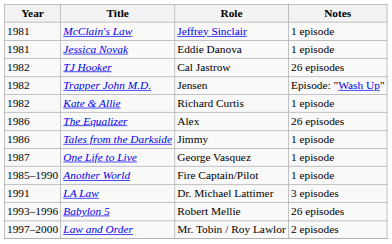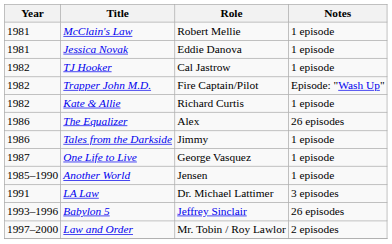(212, 31) Jeffrey Sinclair -> (209, 31) Robert Mellie
(318, 67) 26 episodes -> (313, 67) 1 episode
(192, 85) Jensen -> (218, 85) Fire Captain/Pilot
(218, 175) Fire Captain/Pilot -> (192, 175) Jensen
(209, 211) Robert Mellie -> (212, 211) Jeffrey Sinclair
